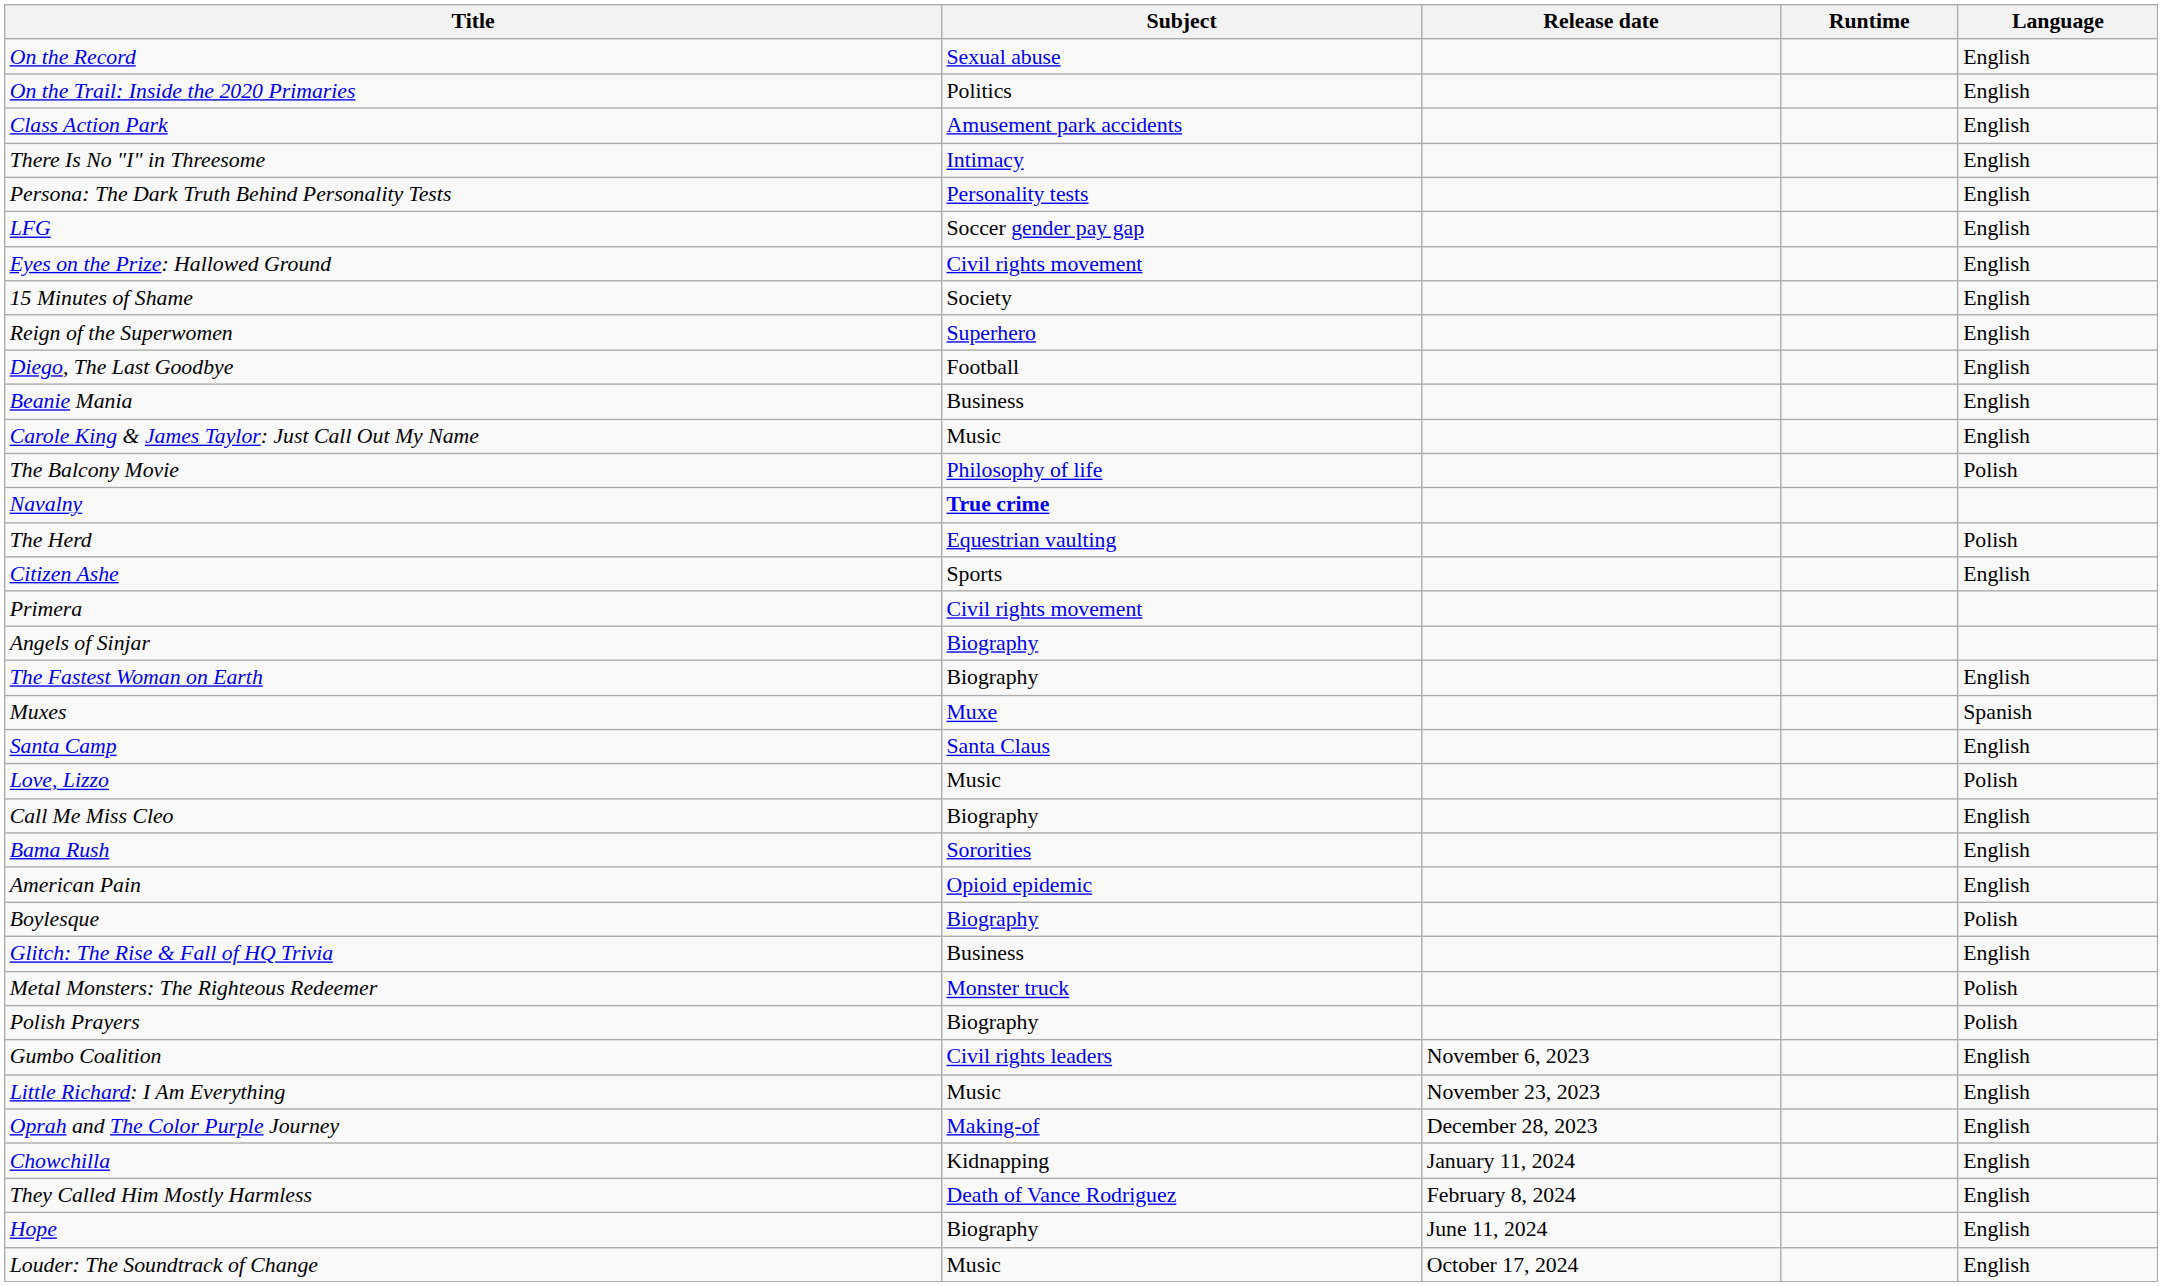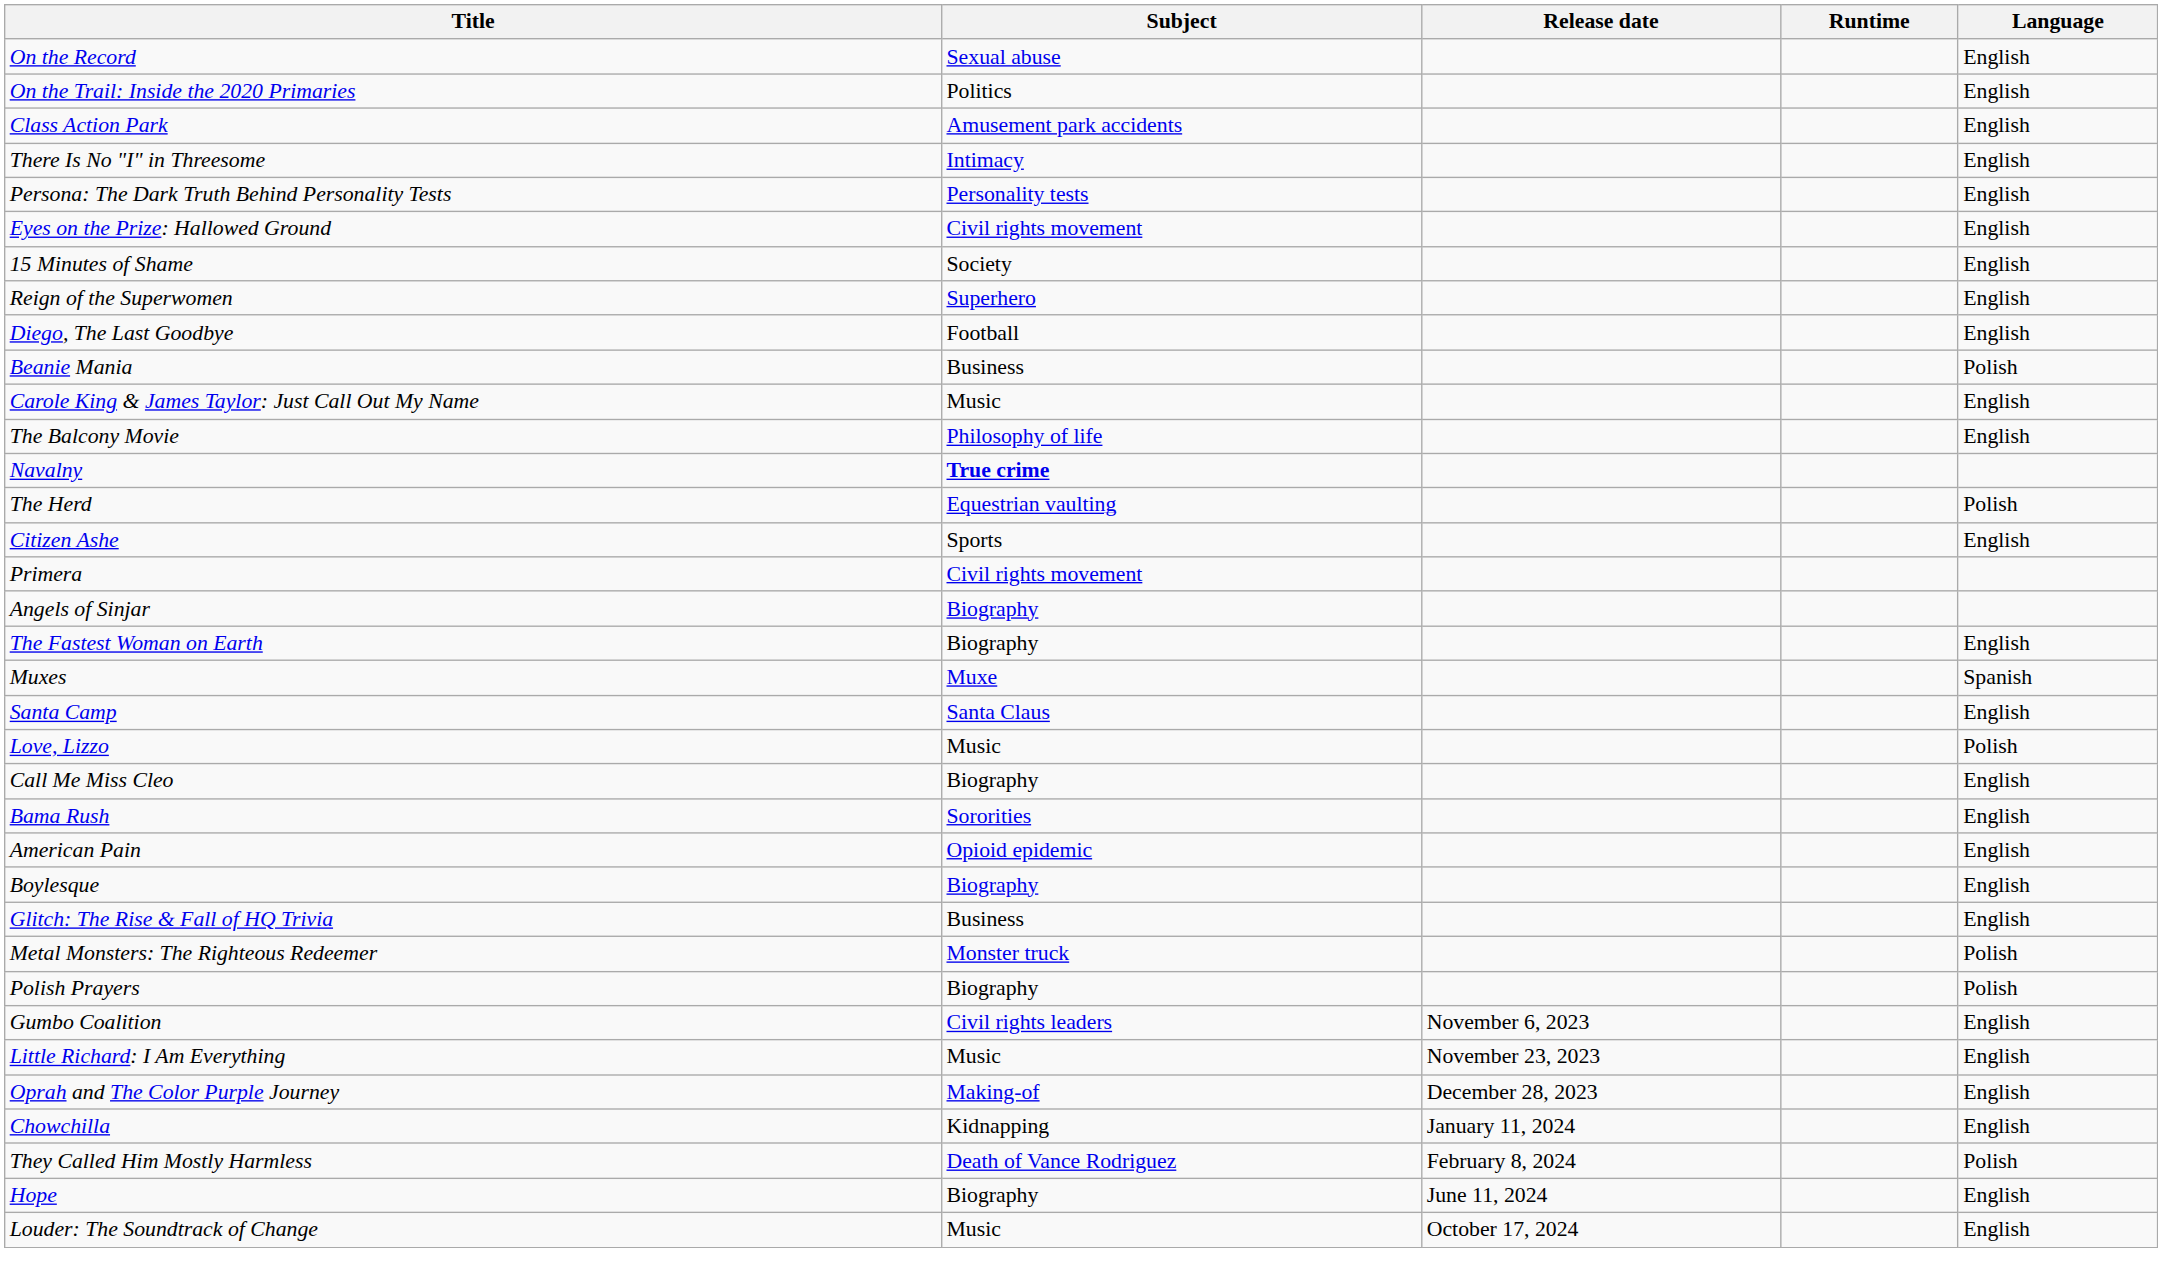- row: (30, 228)
(1997, 401) English -> (1990, 366) Polish
(1990, 470) Polish -> (1997, 435) English
(1990, 919) Polish -> (1997, 884) English
(1997, 1195) English -> (1990, 1160) Polish
